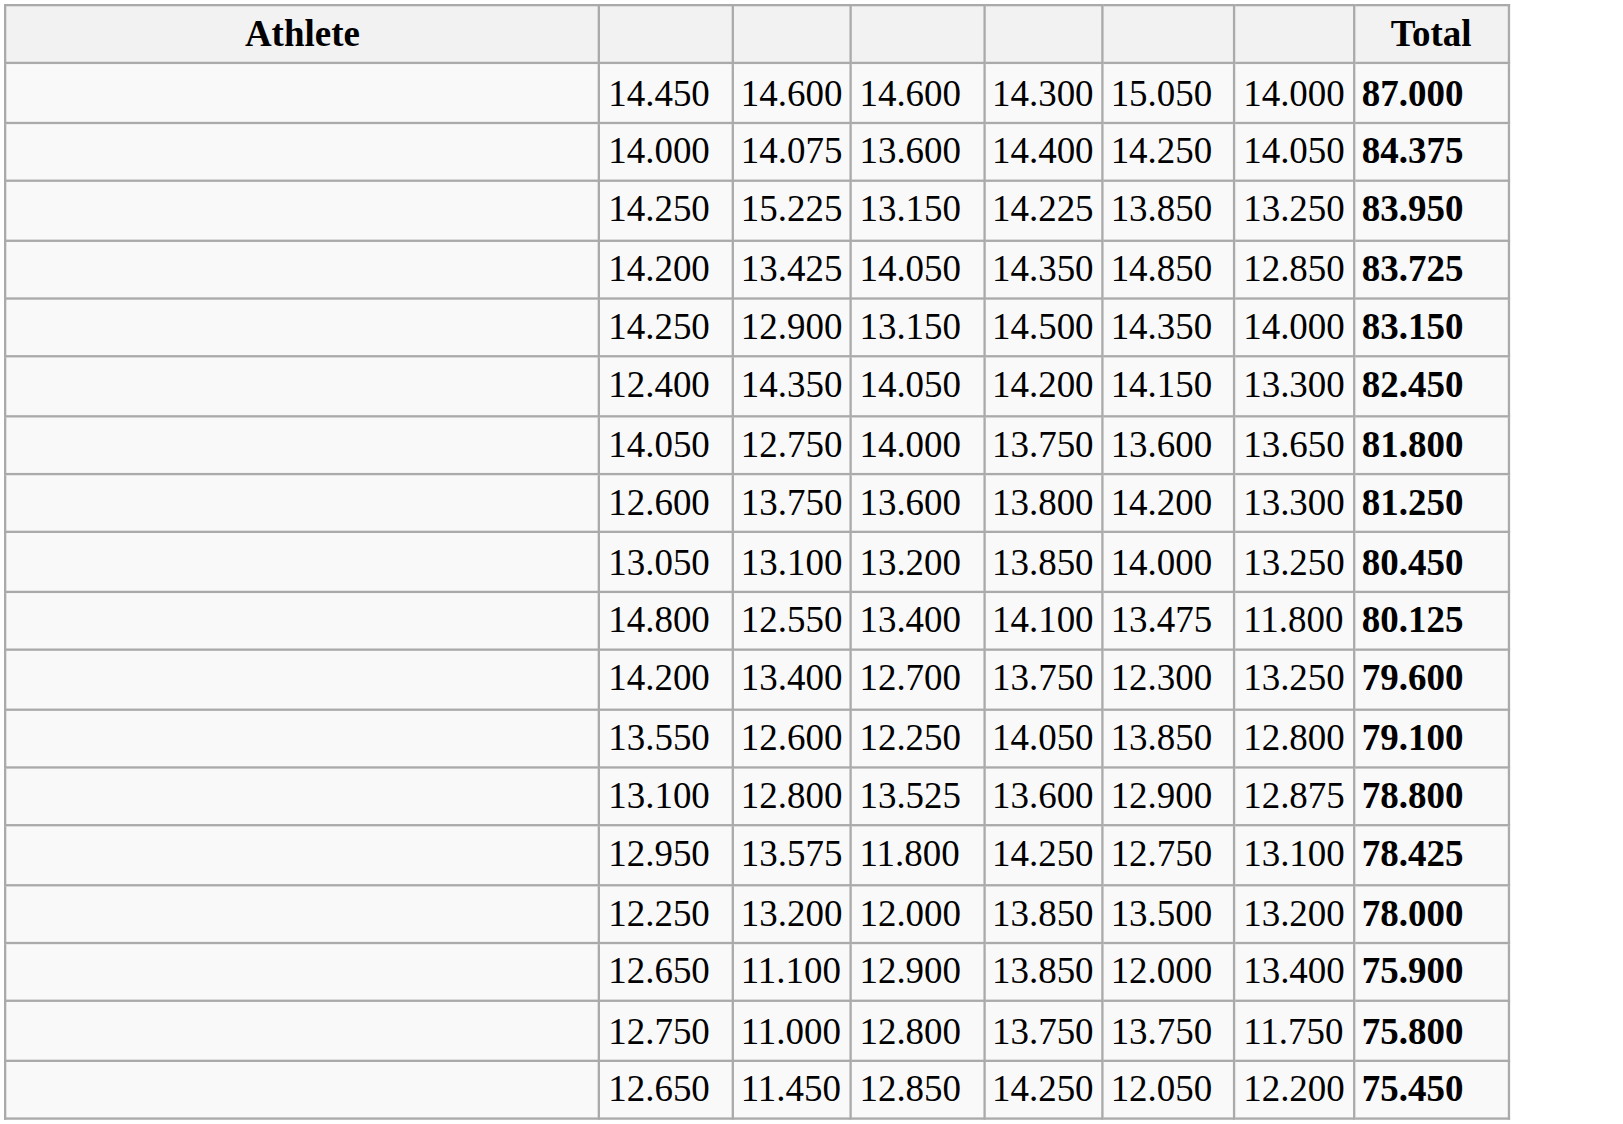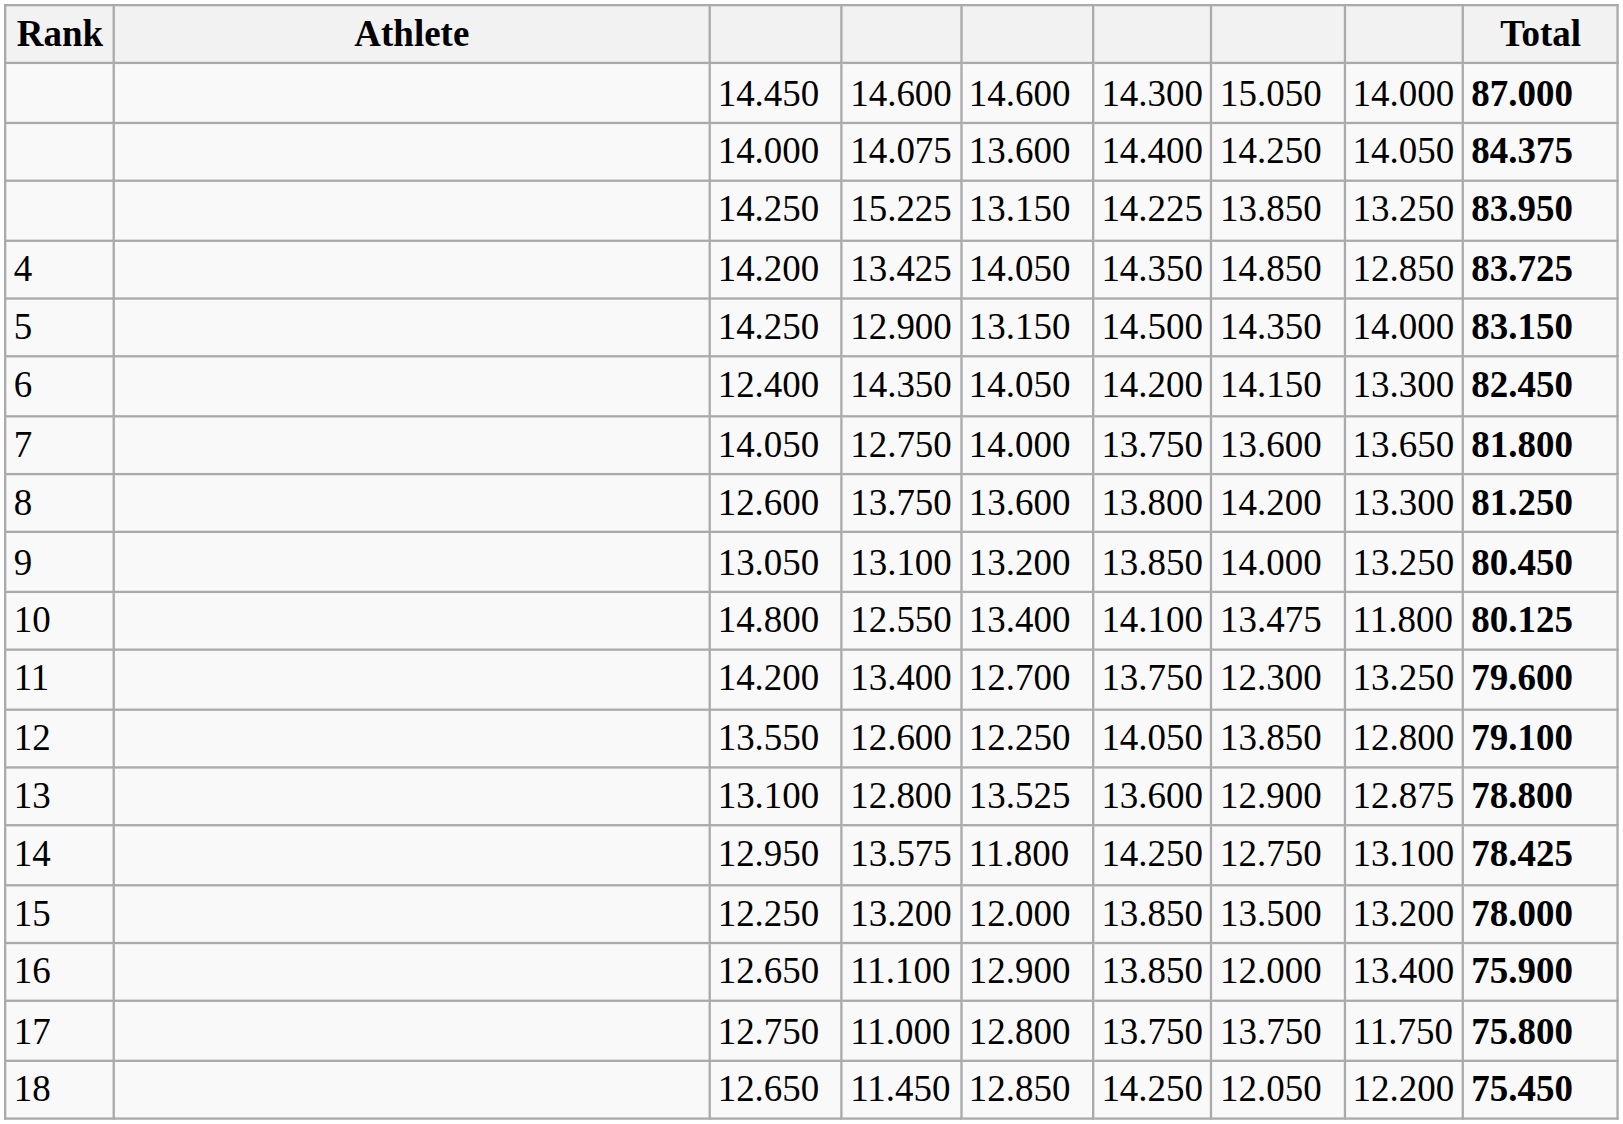+ column: (60, 33)
